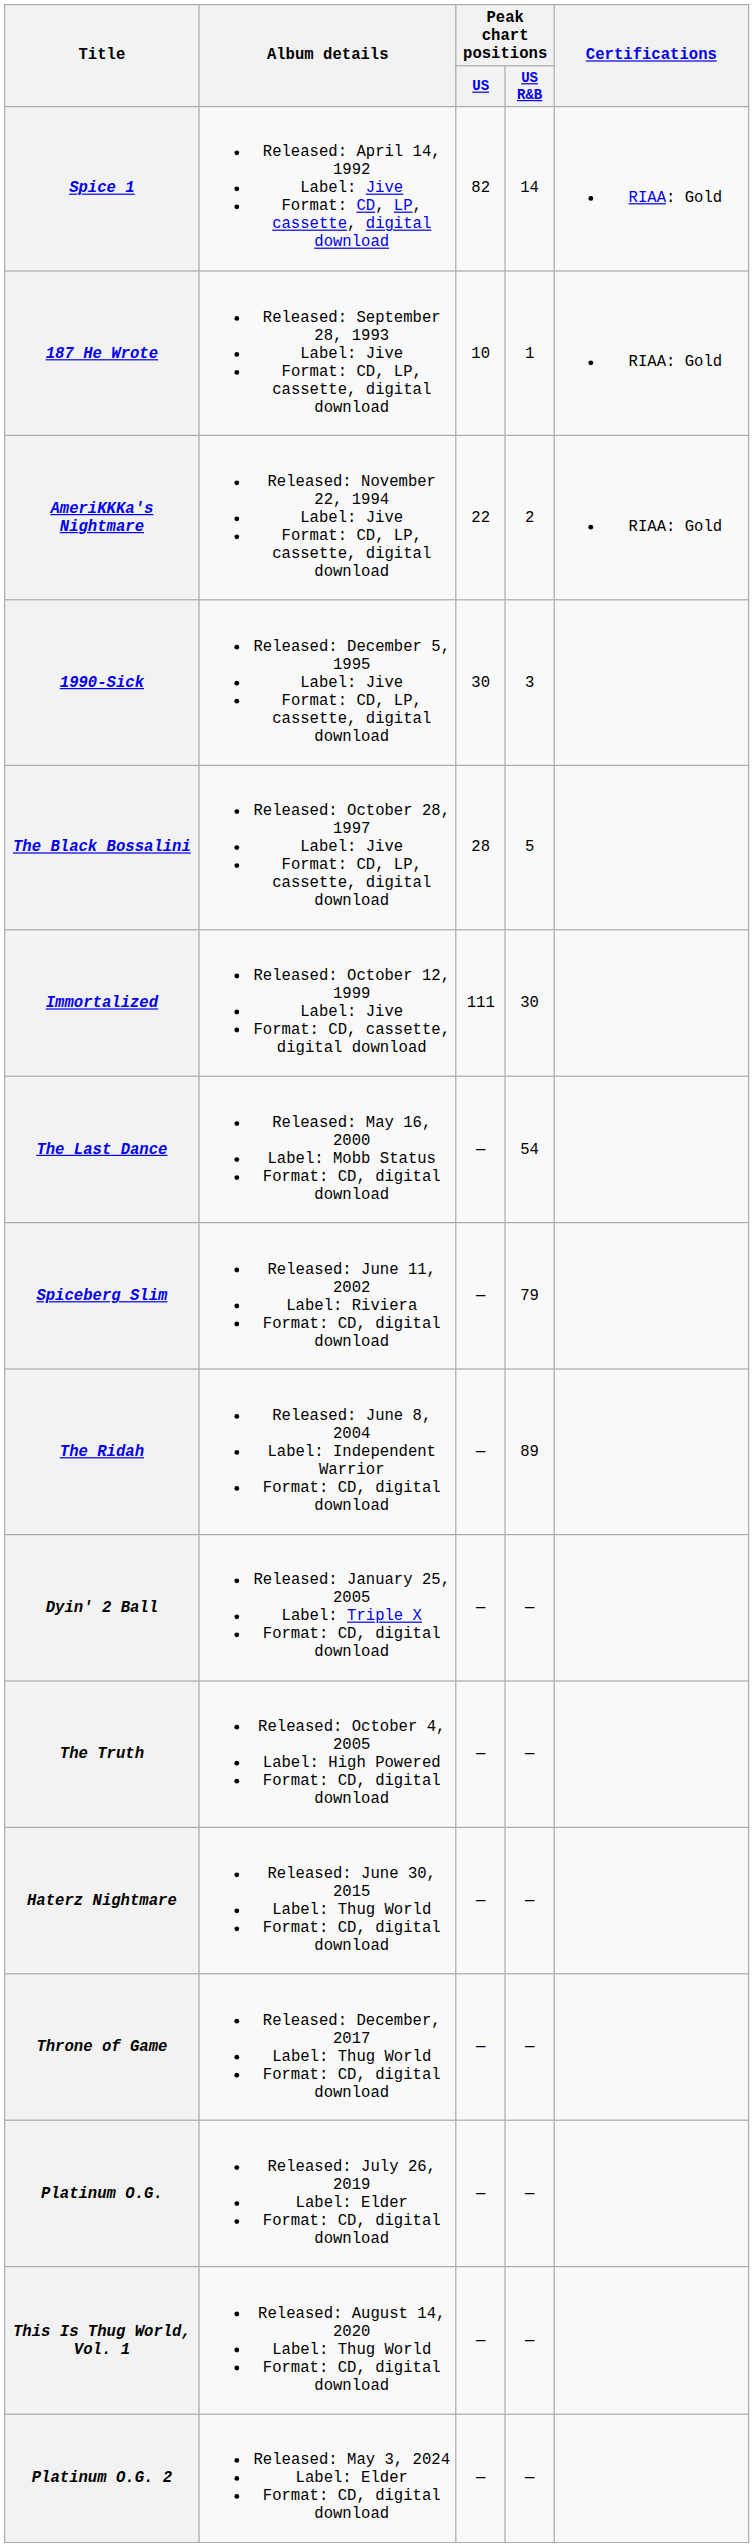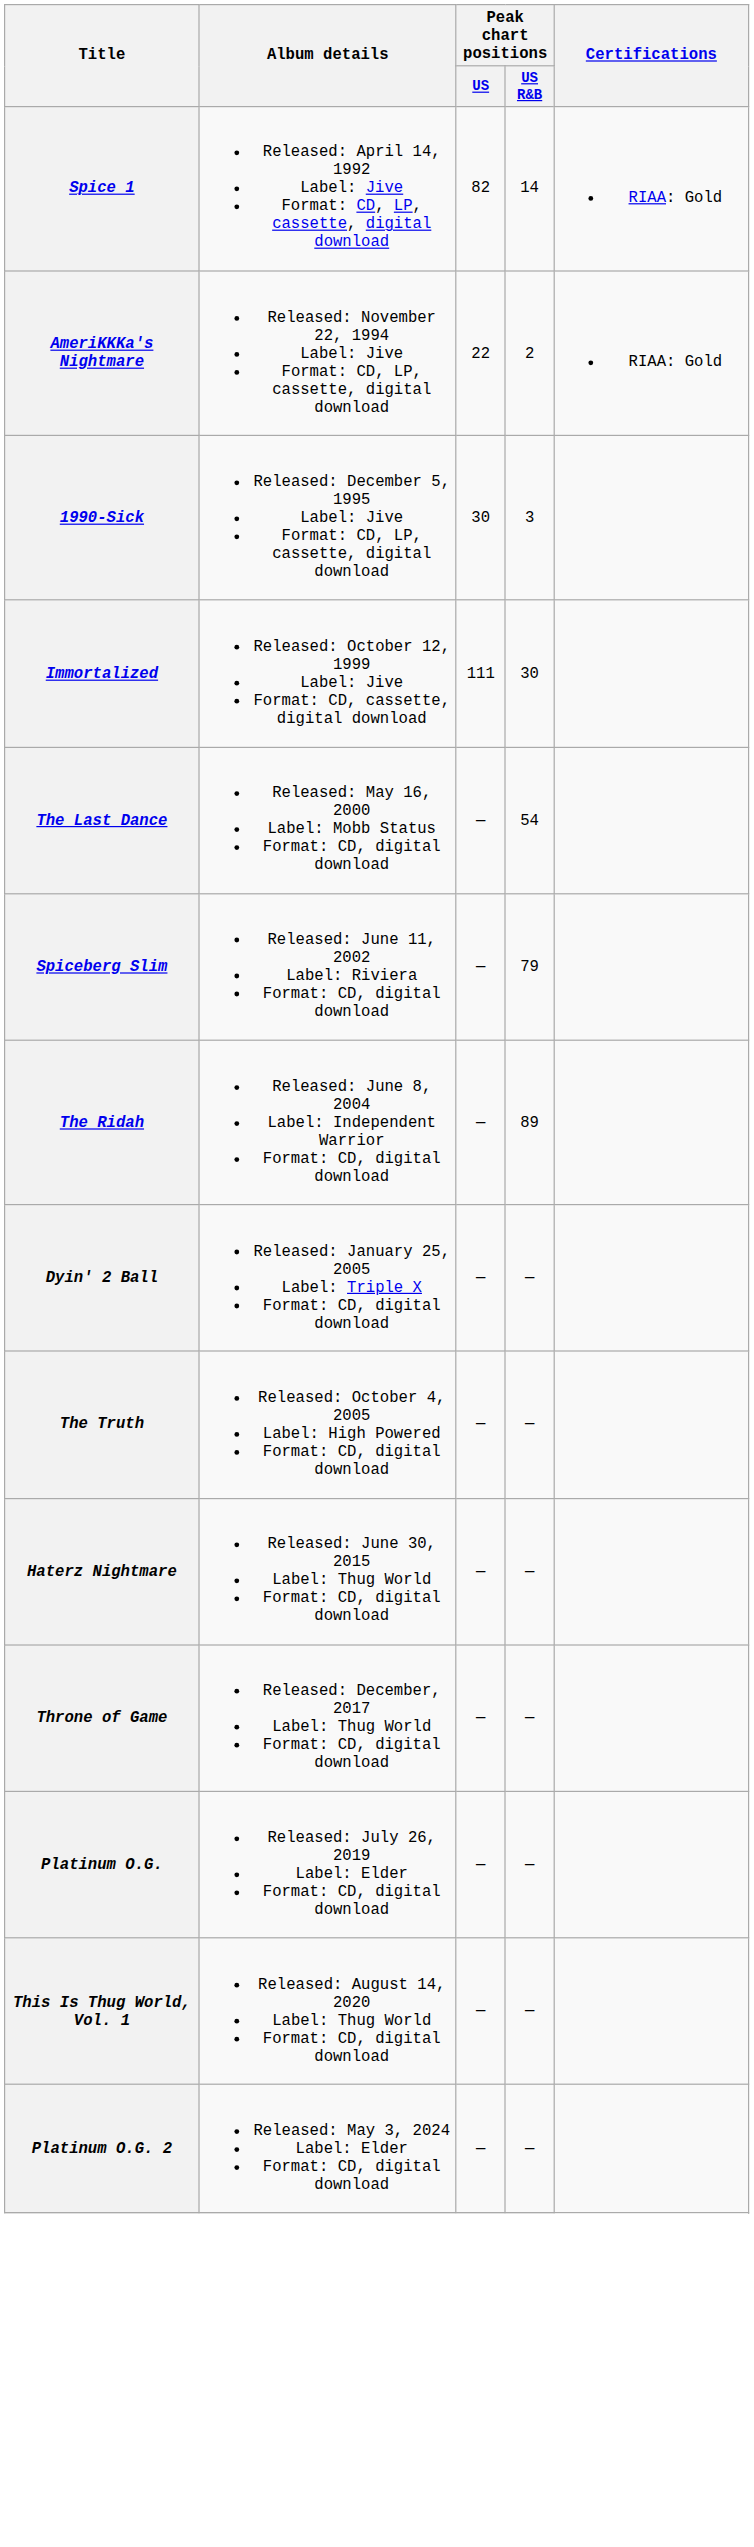- row: (102, 353)
- row: (102, 847)
